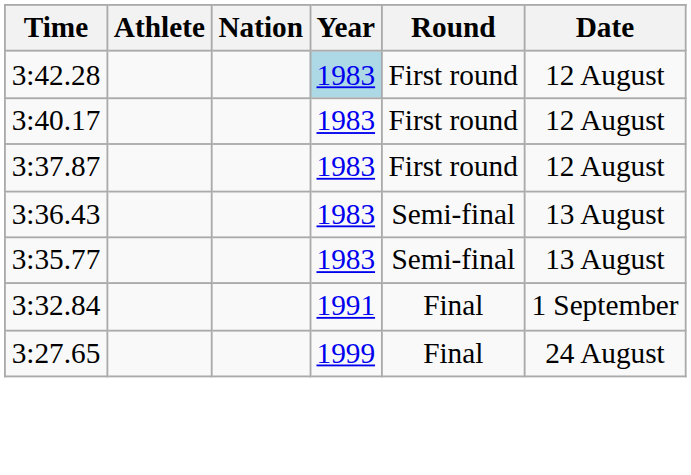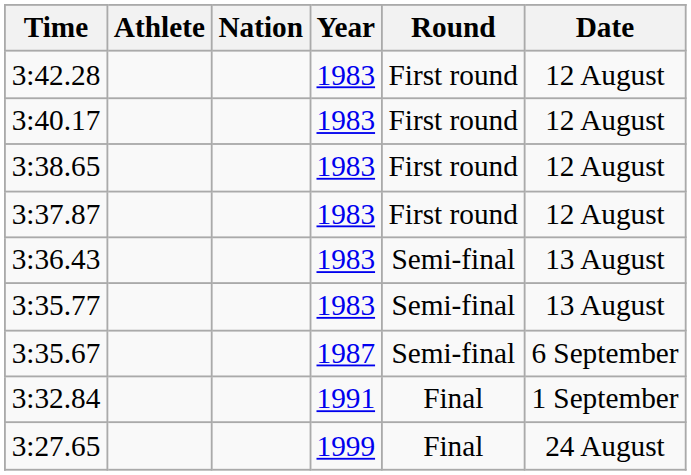(346, 74) lightblue background -> (346, 74) no background
+ row: (56, 167)
+ row: (56, 352)
